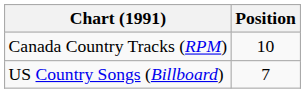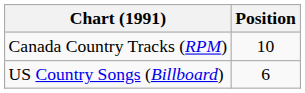(266, 74) 7 -> (266, 74) 6
